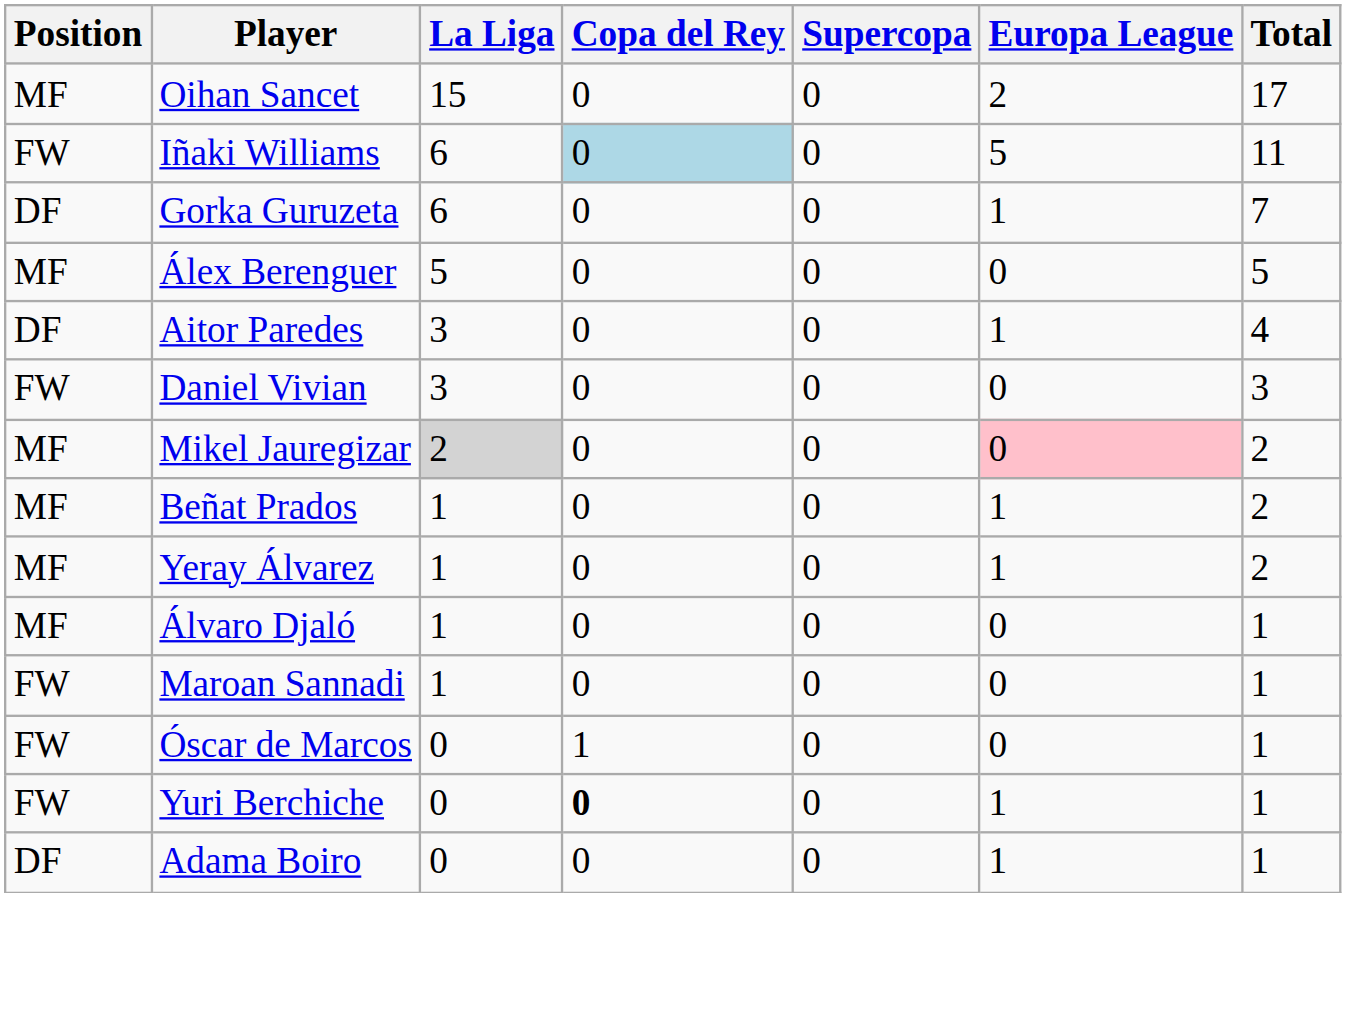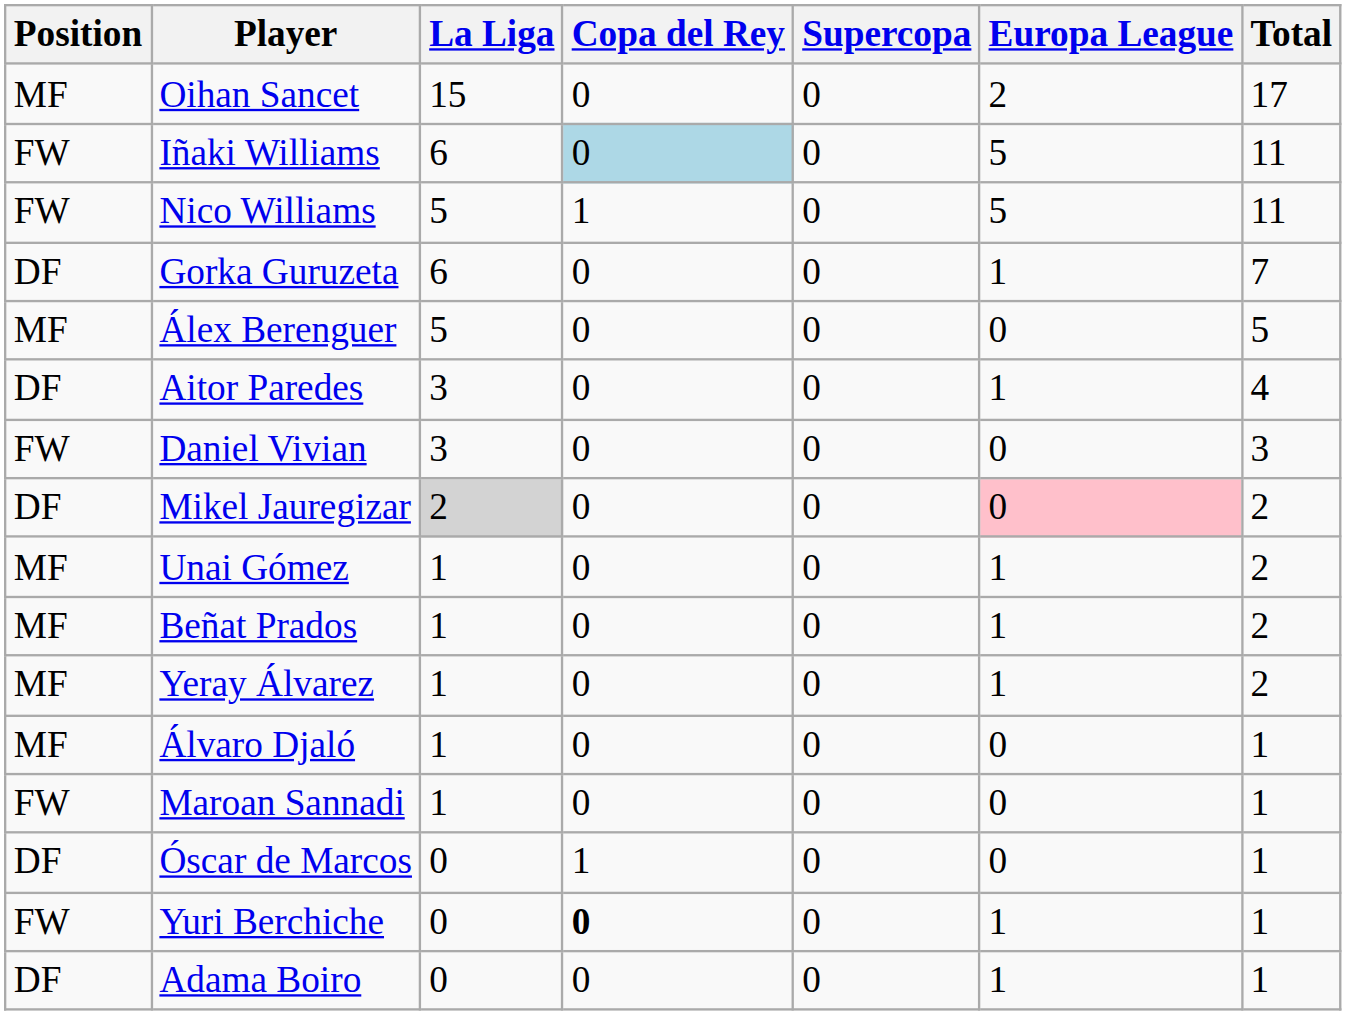+ row: (268, 211)
(41, 447) MF -> (38, 507) DF
+ row: (254, 566)
(42, 743) FW -> (38, 861) DF
